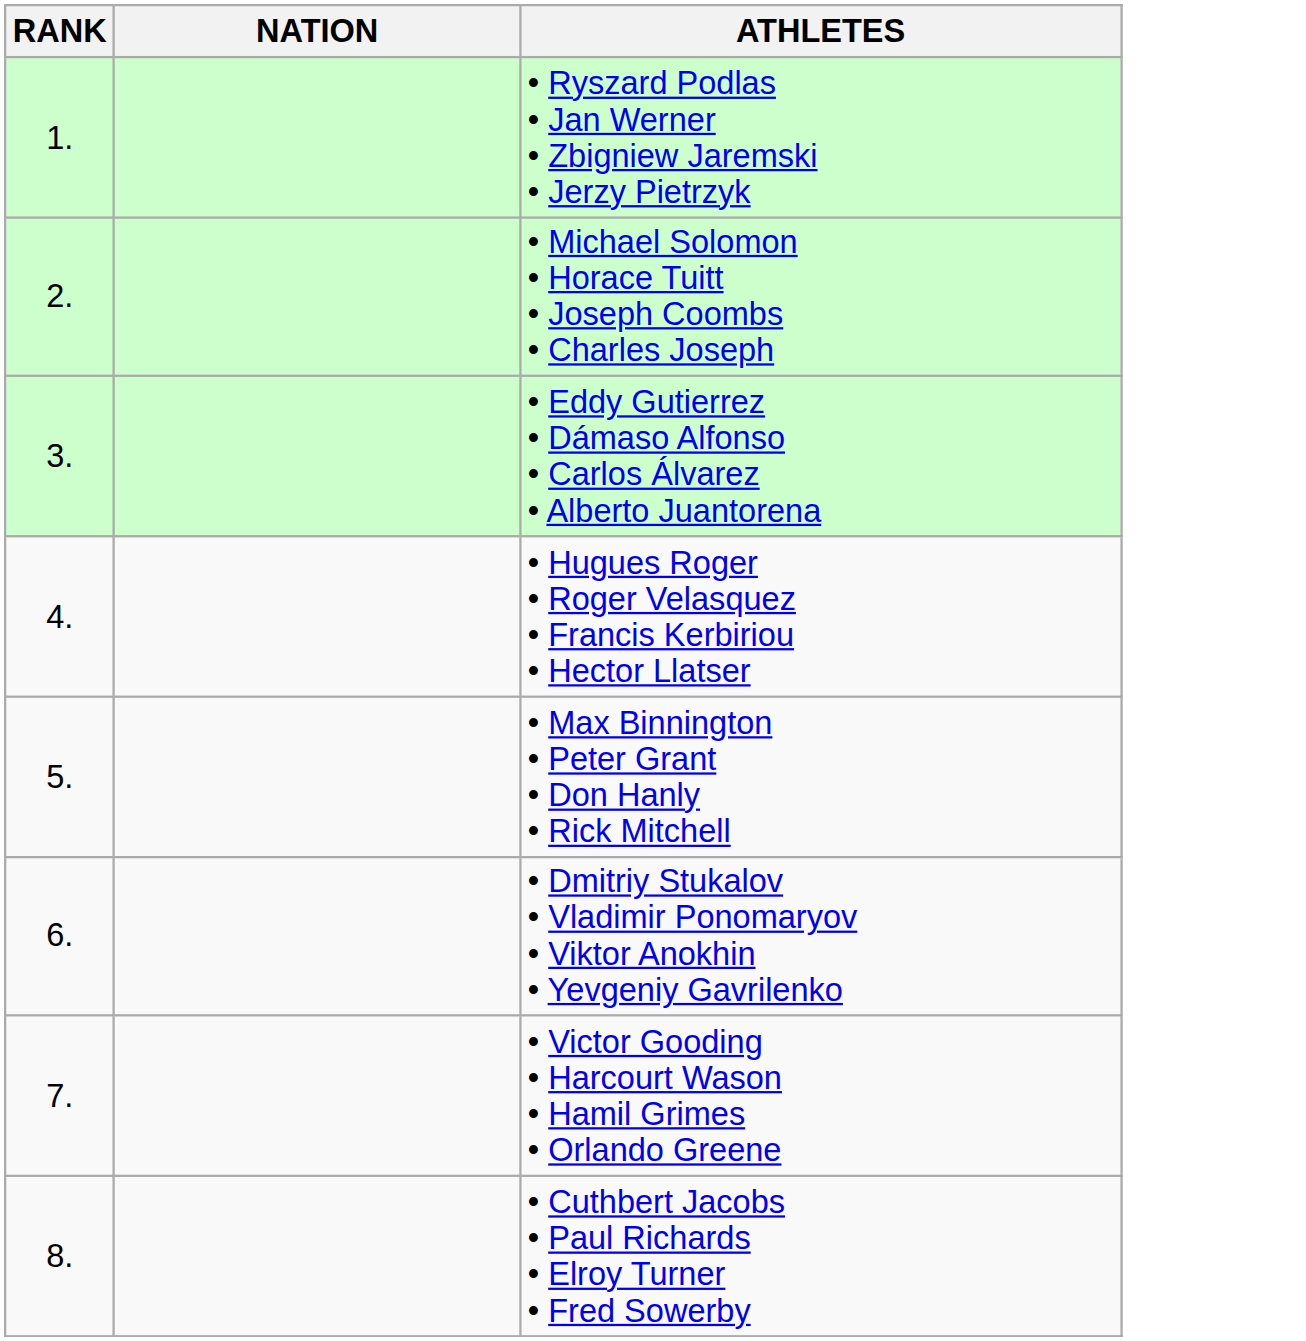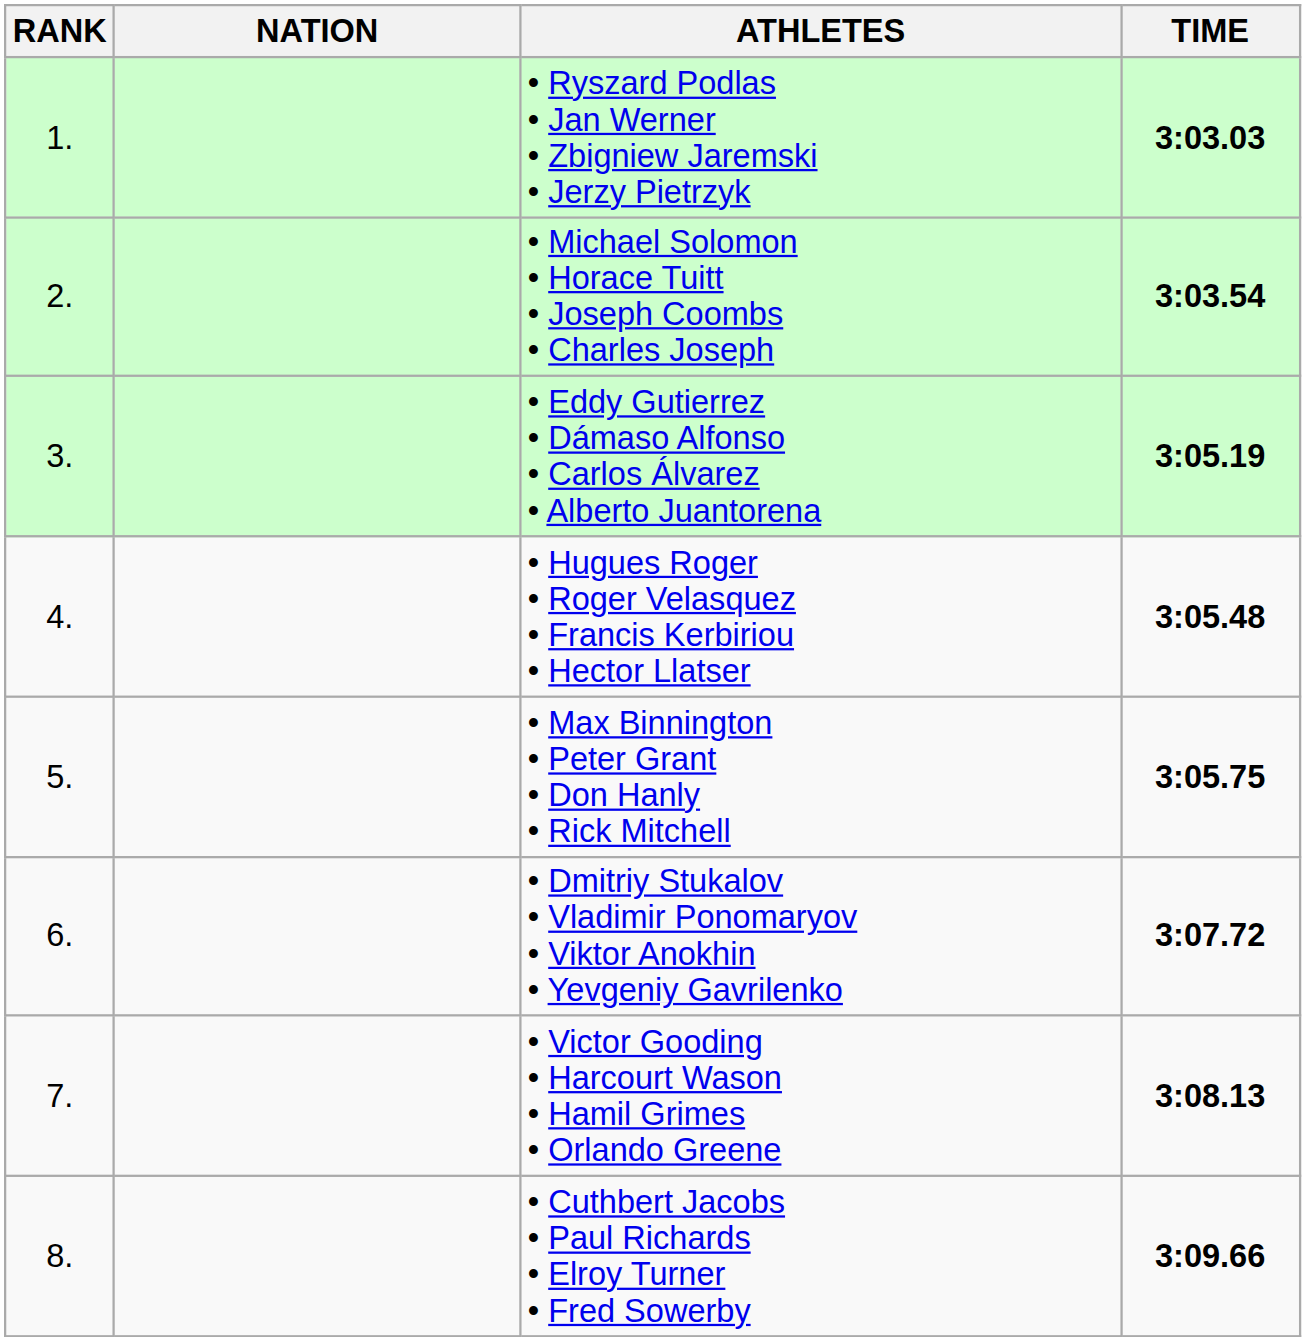+ column: (1210, 31)
